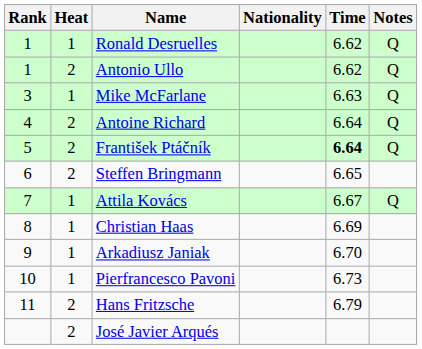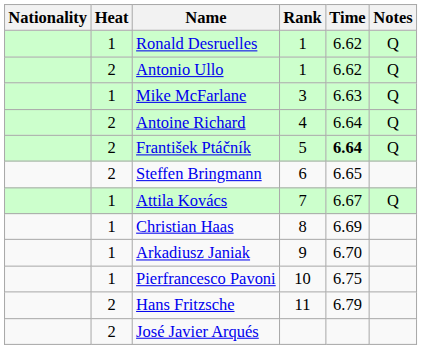columns swapped: (28, 17) <-> (282, 17)
(348, 278) 6.73 -> (348, 278) 6.75
